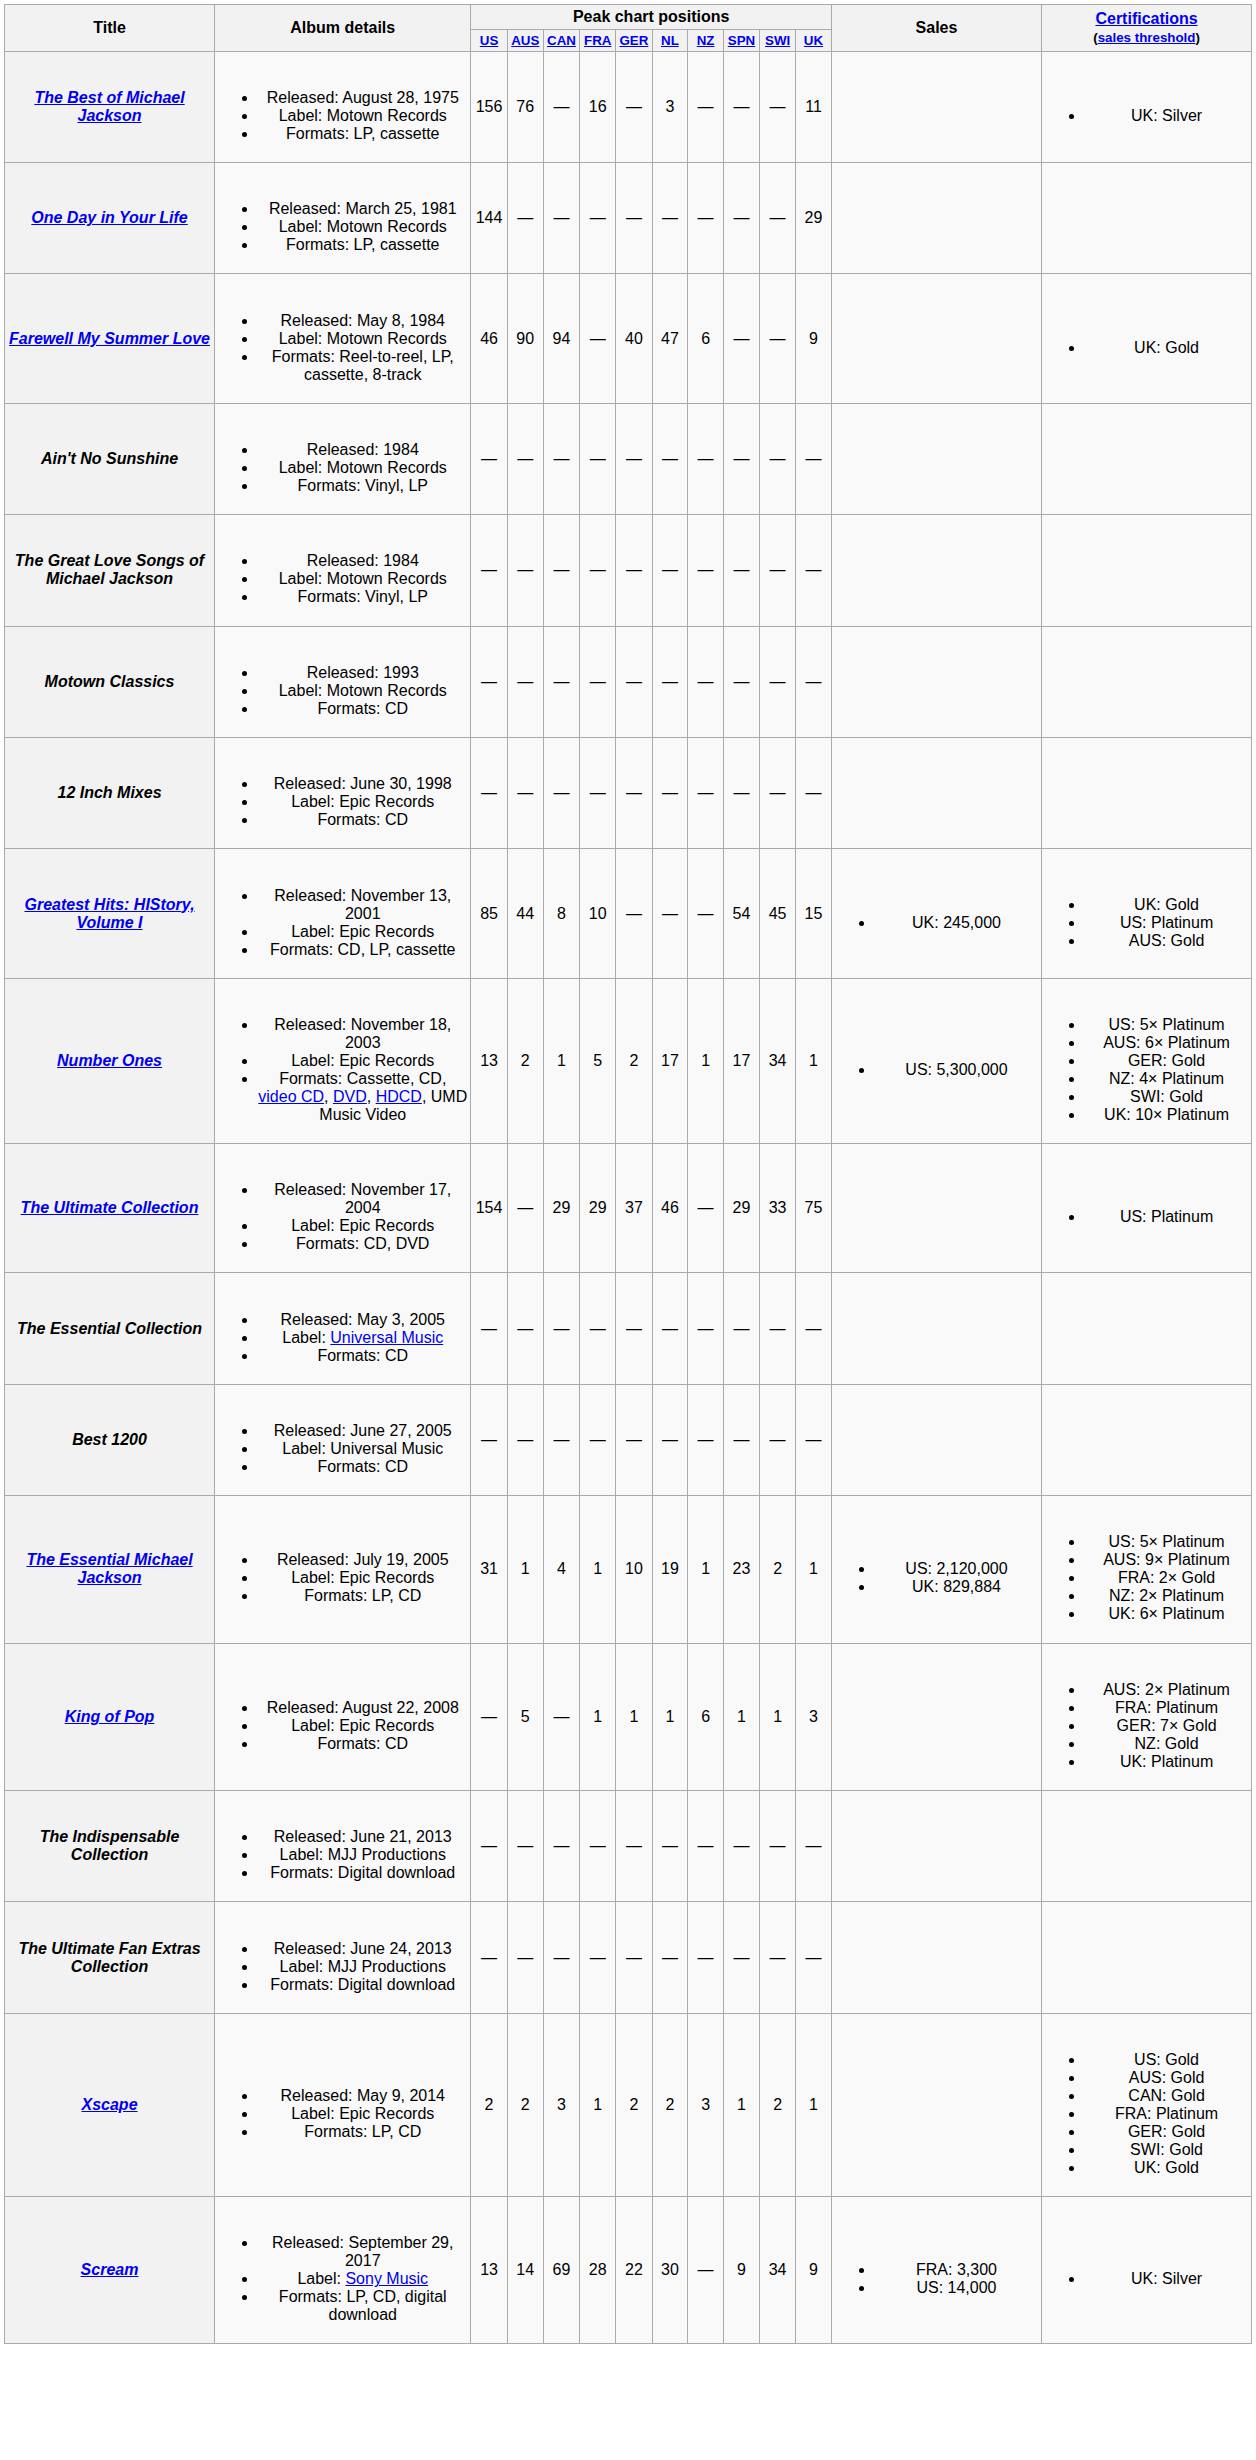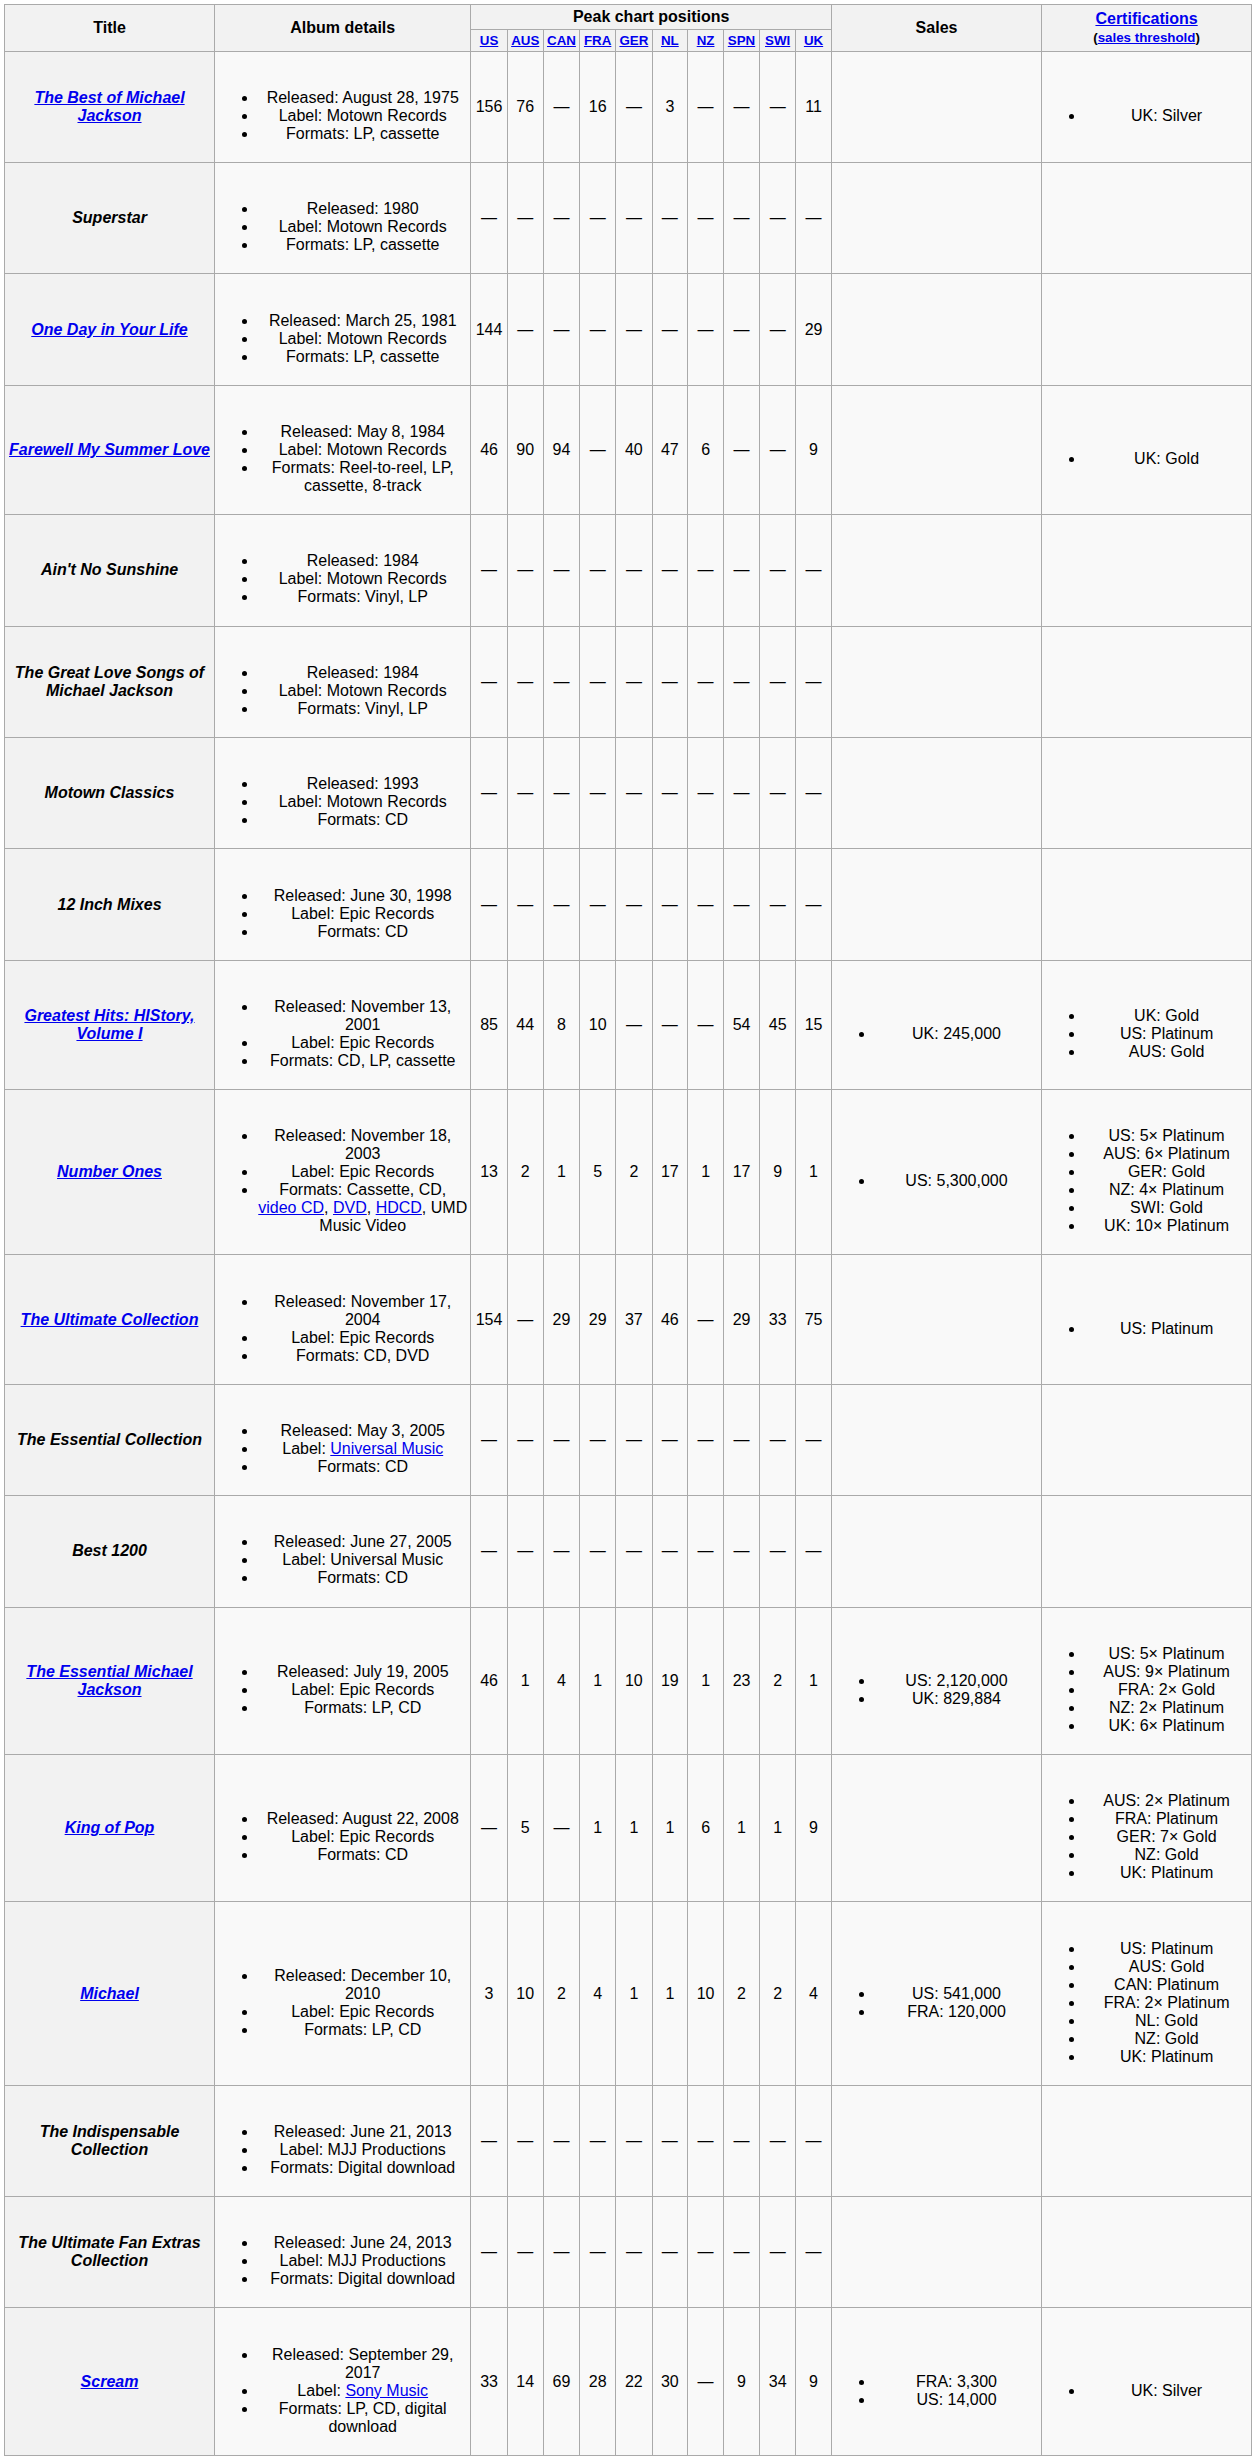+ row: (110, 218)
(778, 1060) 34 -> (778, 1172) 9
(489, 1569) 31 -> (489, 1680) 46
(813, 1716) 3 -> (814, 1828) 9
+ row: (110, 1993)
- row: (110, 2104)
(489, 2270) 13 -> (489, 2381) 33
